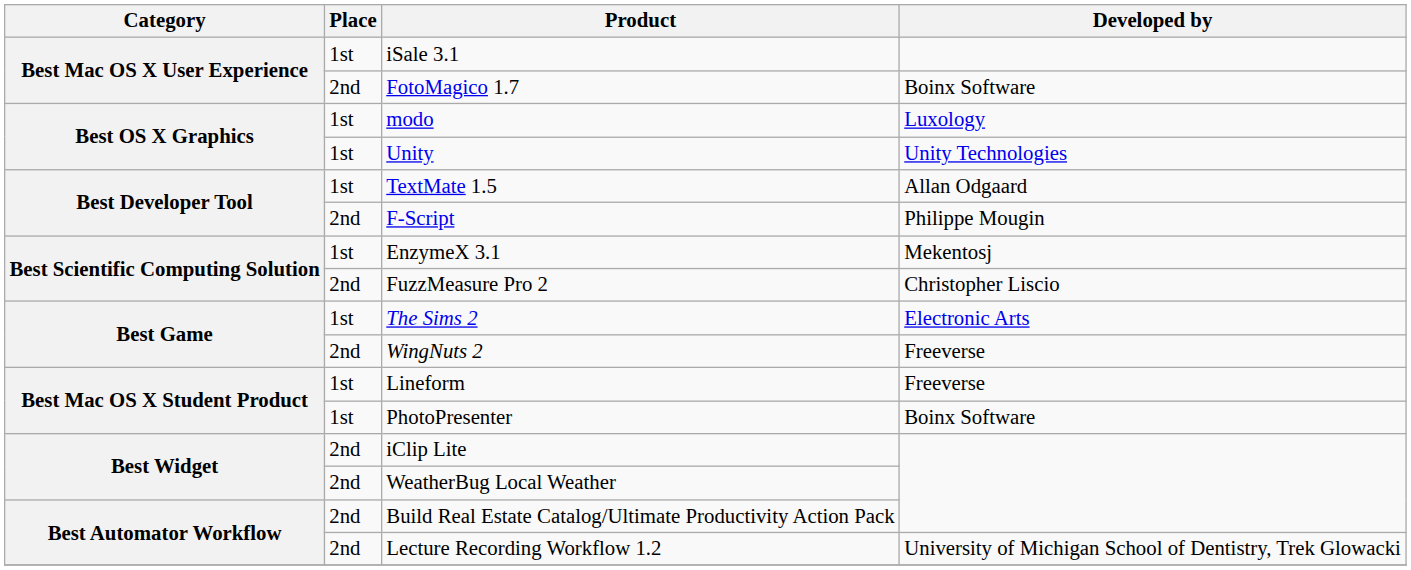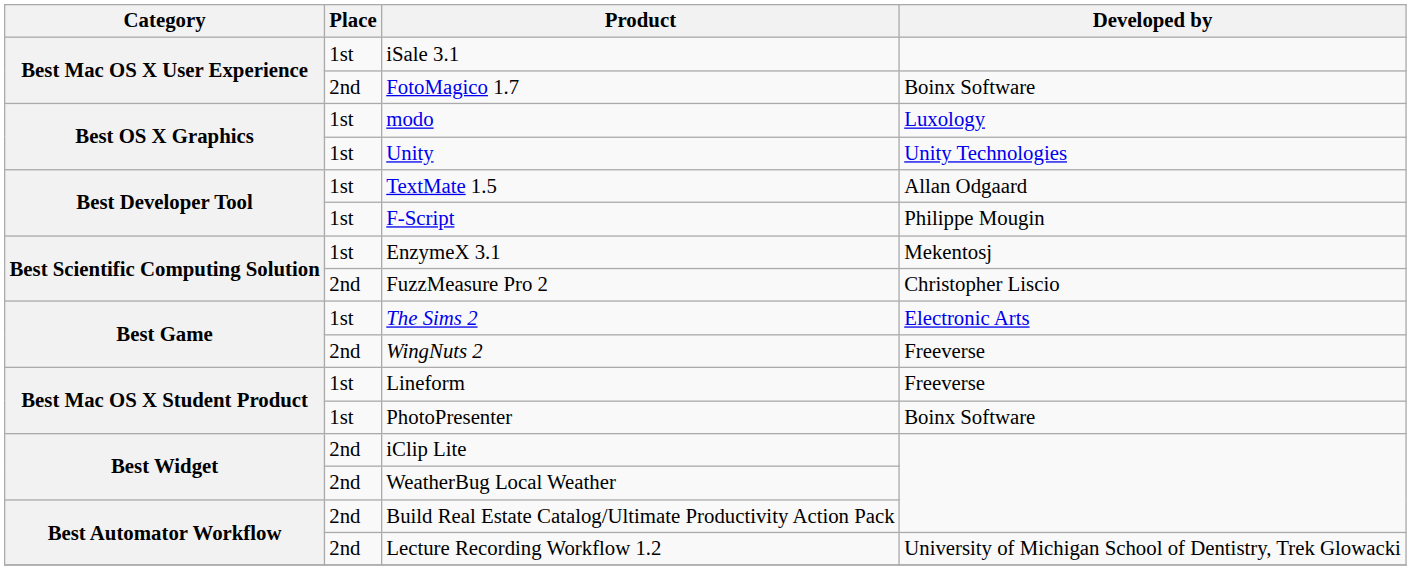(345, 218) 2nd -> (341, 218) 1st
